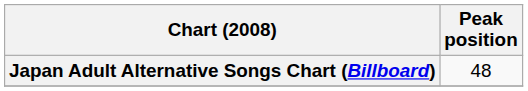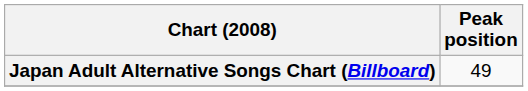(481, 70) 48 -> (481, 70) 49
